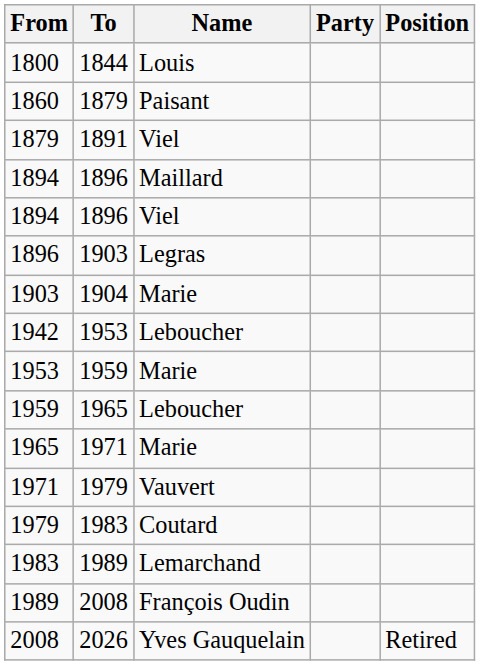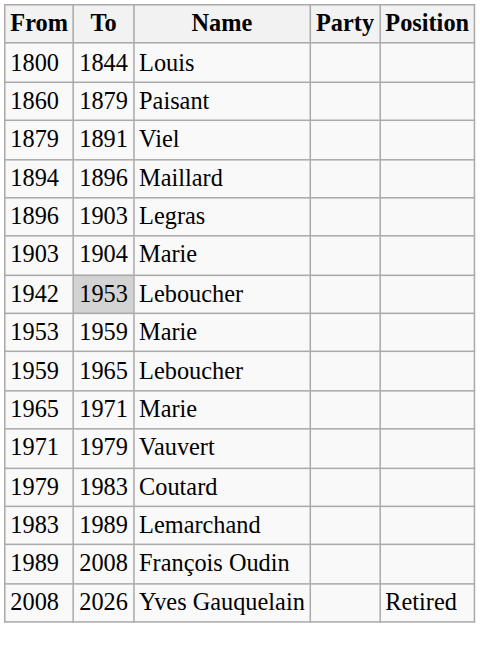- row: (35, 216)
(104, 332) no background -> (104, 293) lightgrey background
